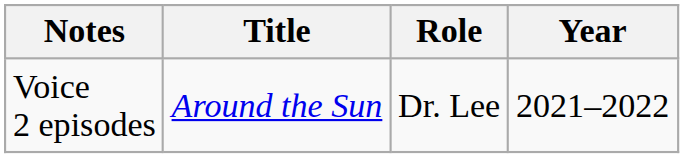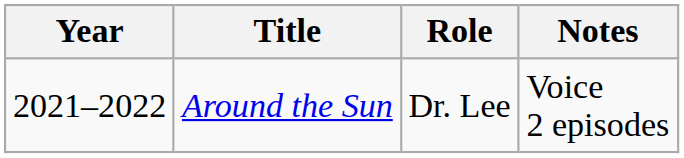columns swapped: (593, 31) <-> (84, 31)
